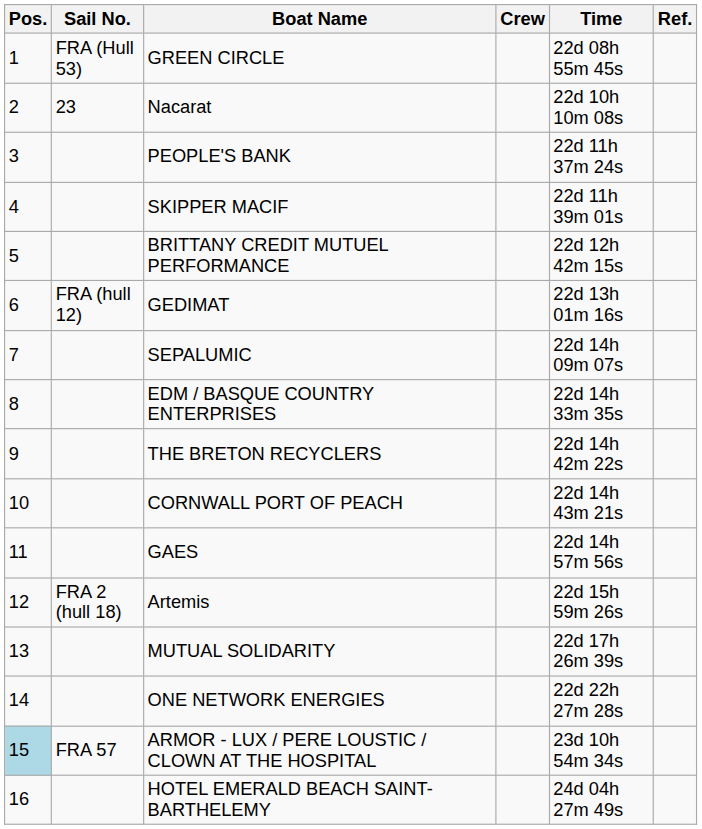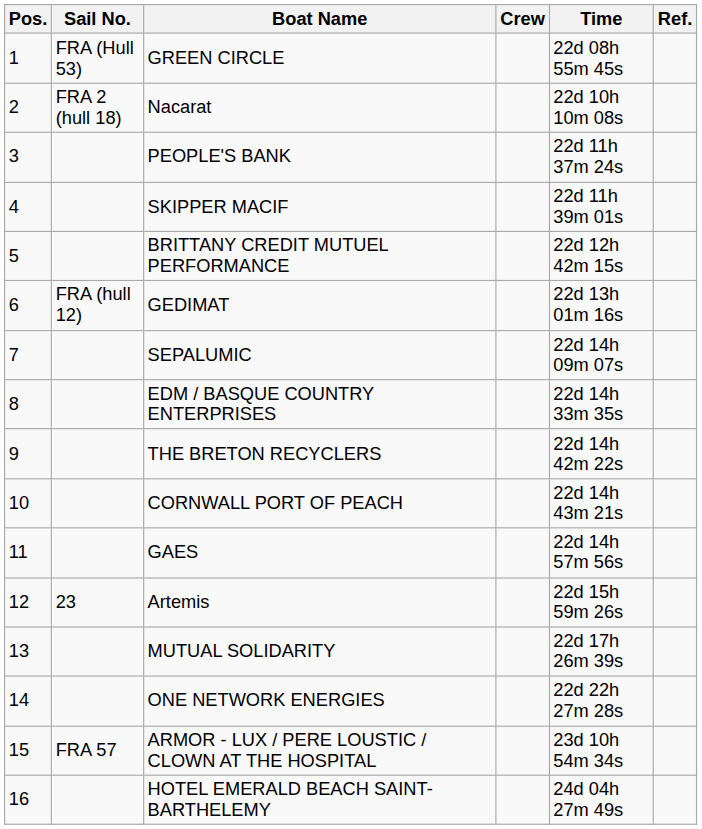(66, 107) 23 -> (89, 107) FRA 2 (hull 18)
(89, 602) FRA 2 (hull 18) -> (66, 602) 23
(19, 750) lightblue background -> (19, 750) no background
